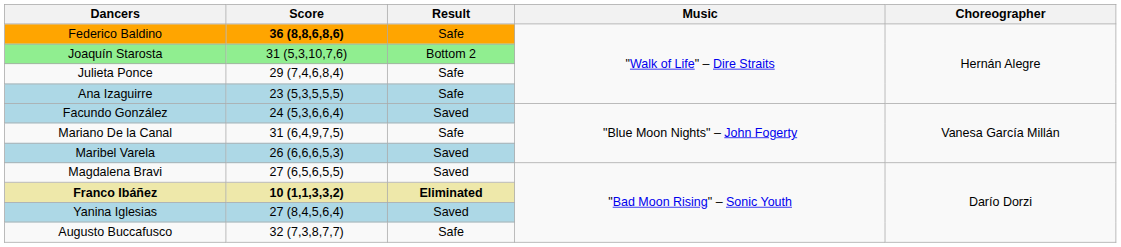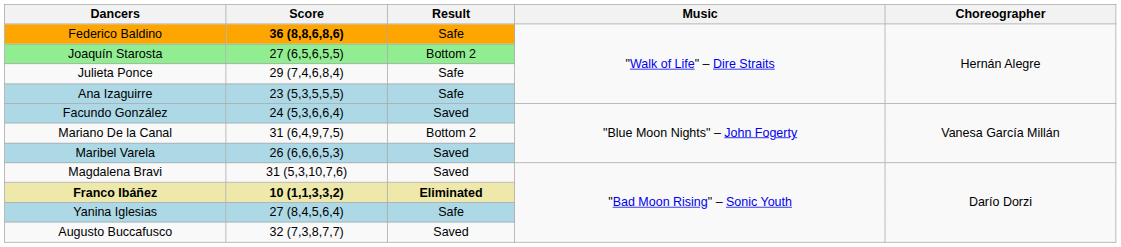(307, 53) 31 (5,3,10,7,6) -> (307, 53) 27 (6,5,6,5,5)
(451, 133) Safe -> (451, 133) Bottom 2
(307, 172) 27 (6,5,6,5,5) -> (307, 172) 31 (5,3,10,7,6)
(451, 212) Saved -> (451, 212) Safe
(451, 232) Safe -> (451, 232) Saved
